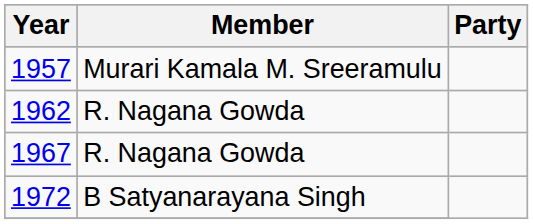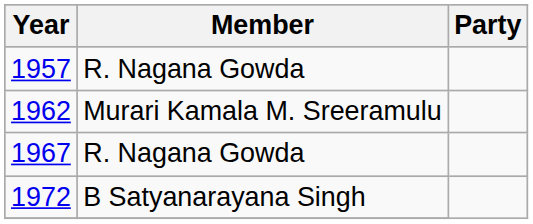(262, 68) Murari Kamala M. Sreeramulu -> (194, 68) R. Nagana Gowda
(194, 111) R. Nagana Gowda -> (262, 111) Murari Kamala M. Sreeramulu
